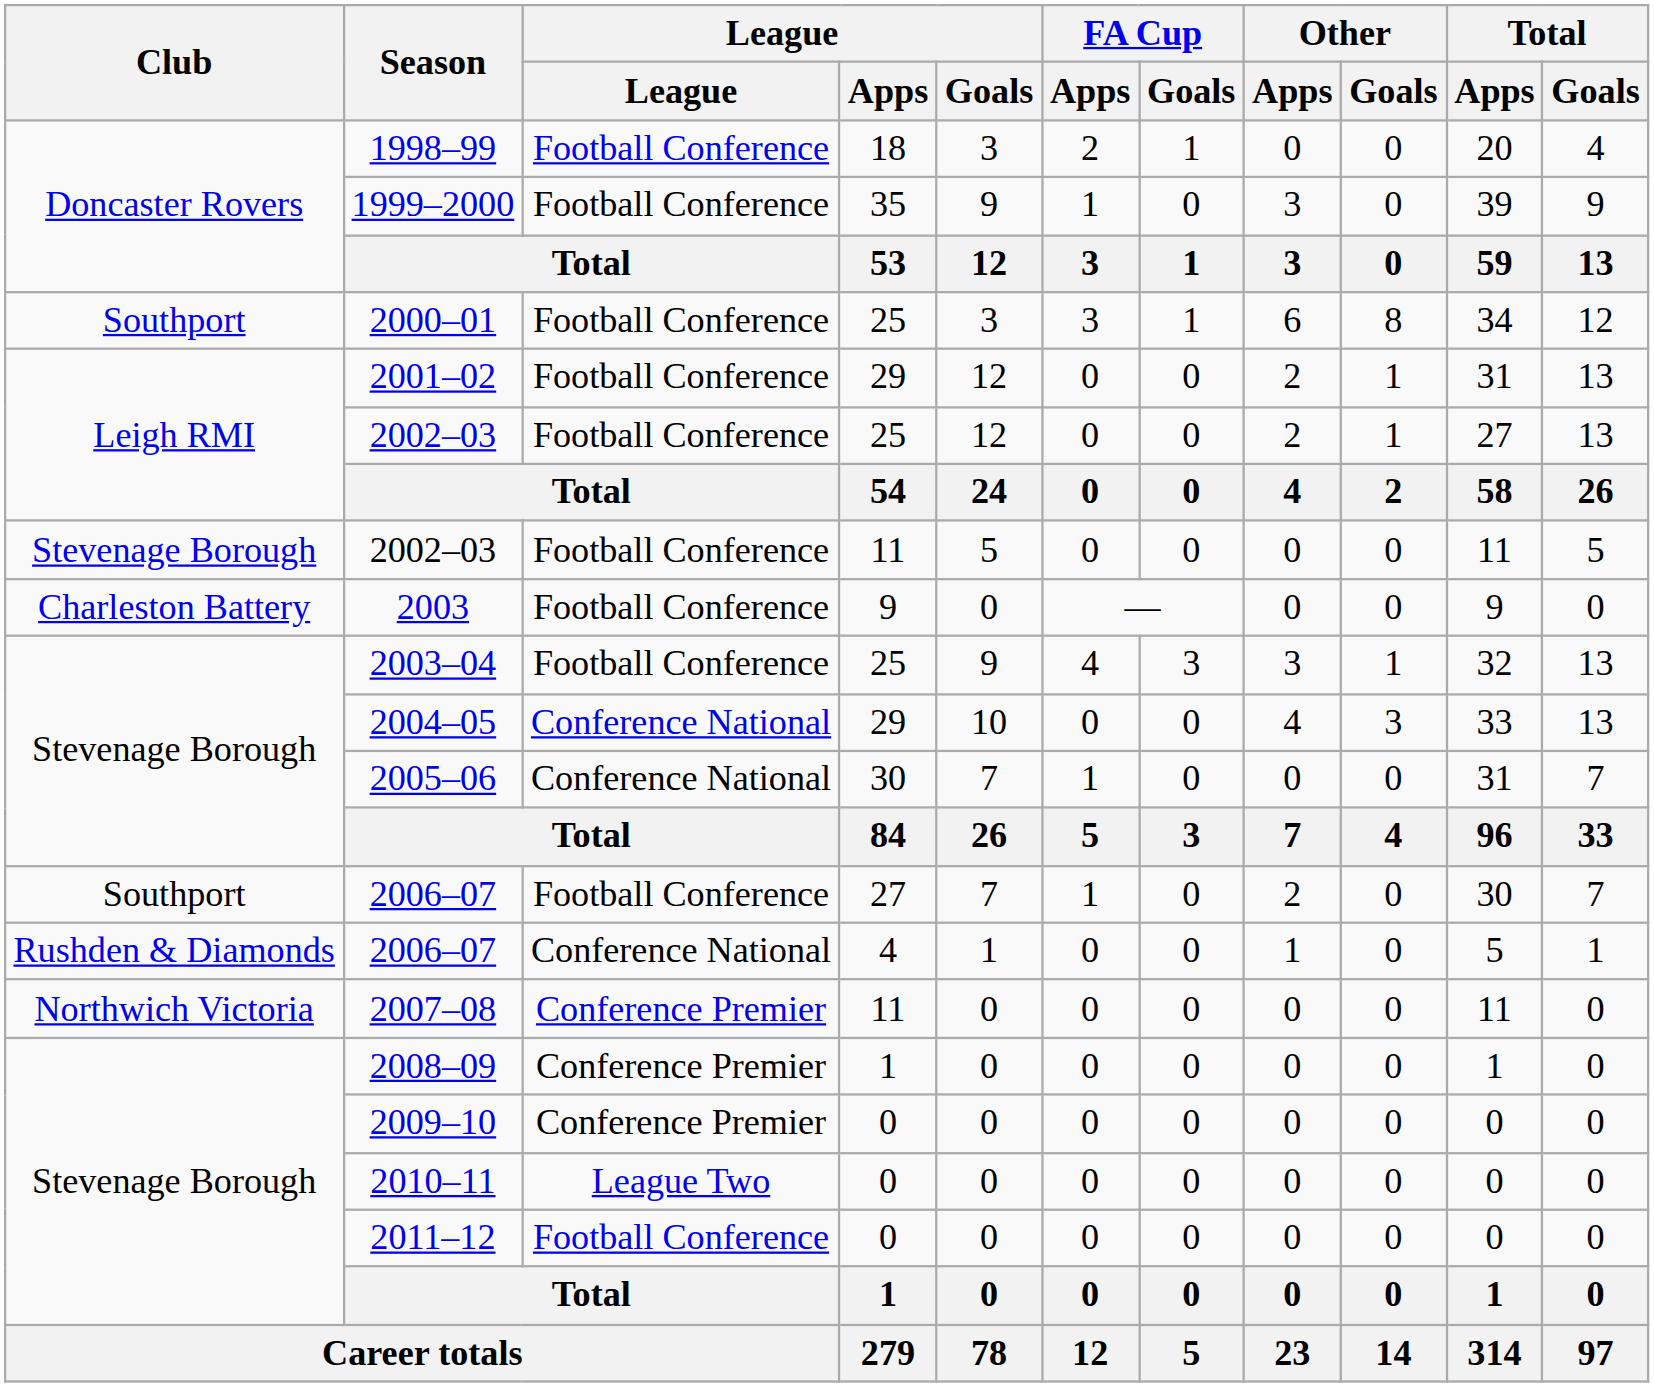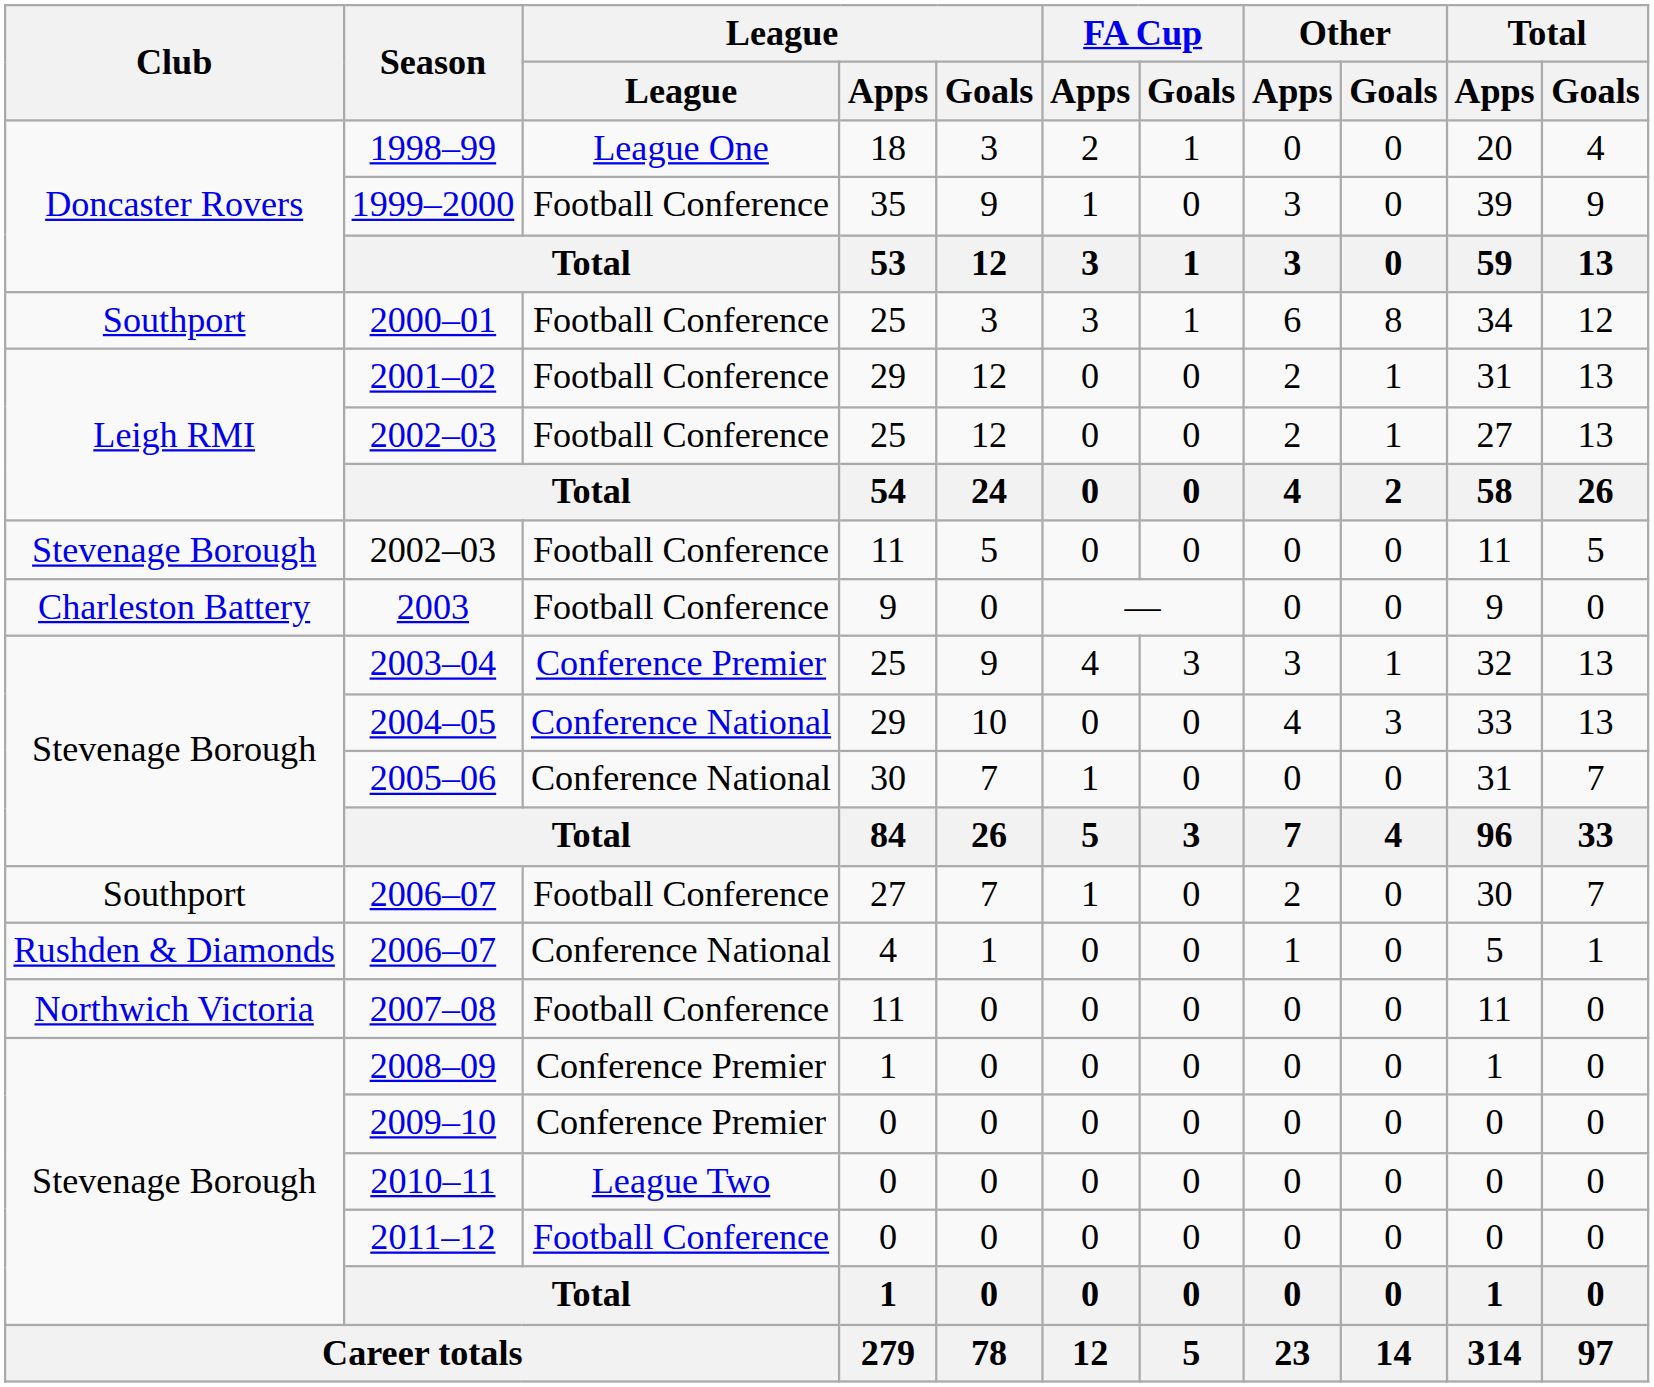(681, 147) Football Conference -> (681, 147) League One
(681, 663) Football Conference -> (681, 663) Conference Premier
(681, 1008) Conference Premier -> (681, 1008) Football Conference
